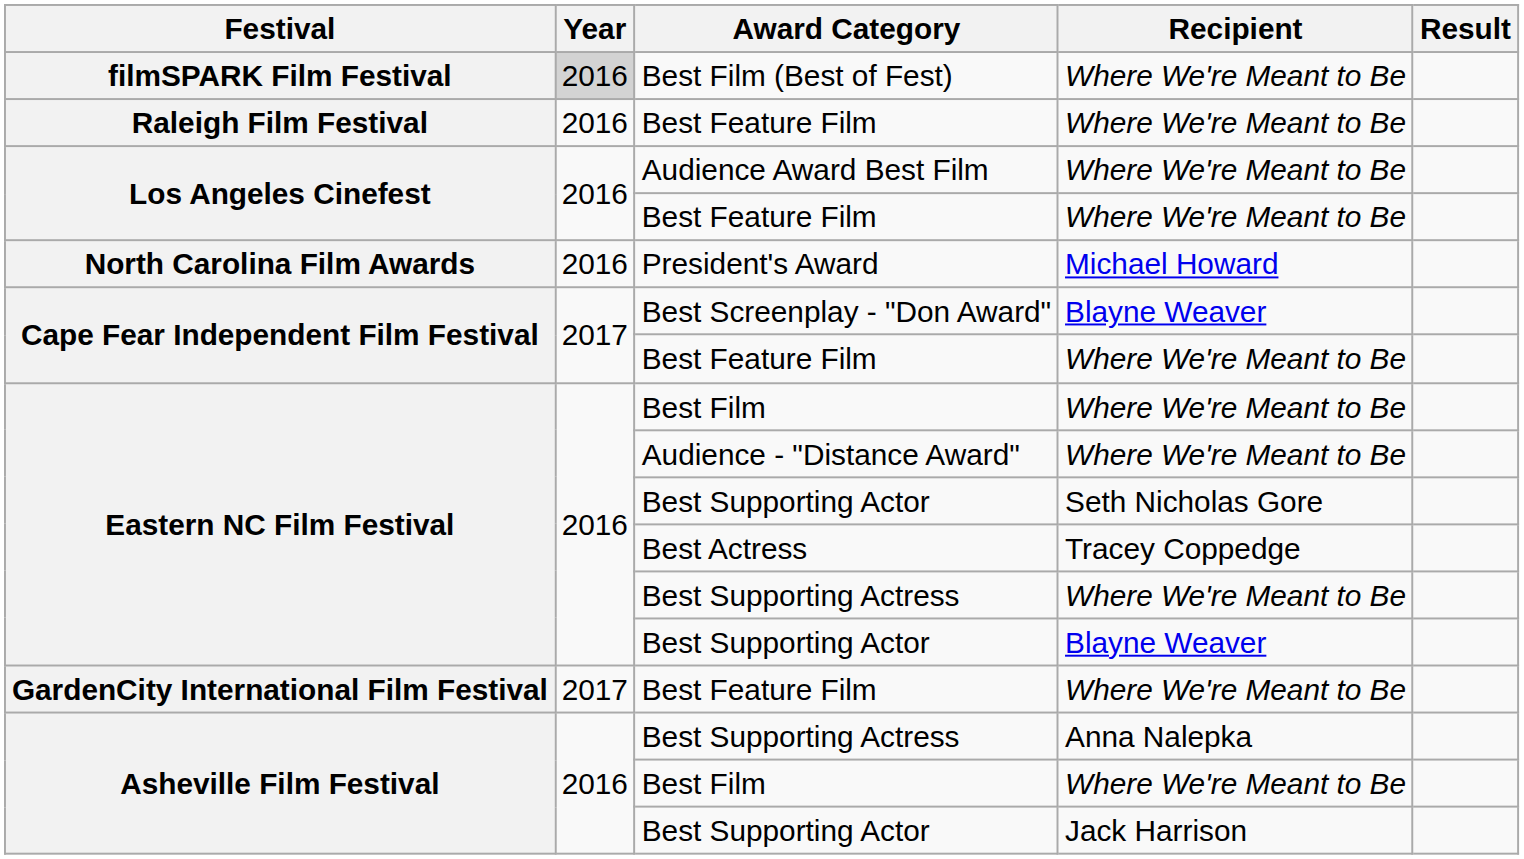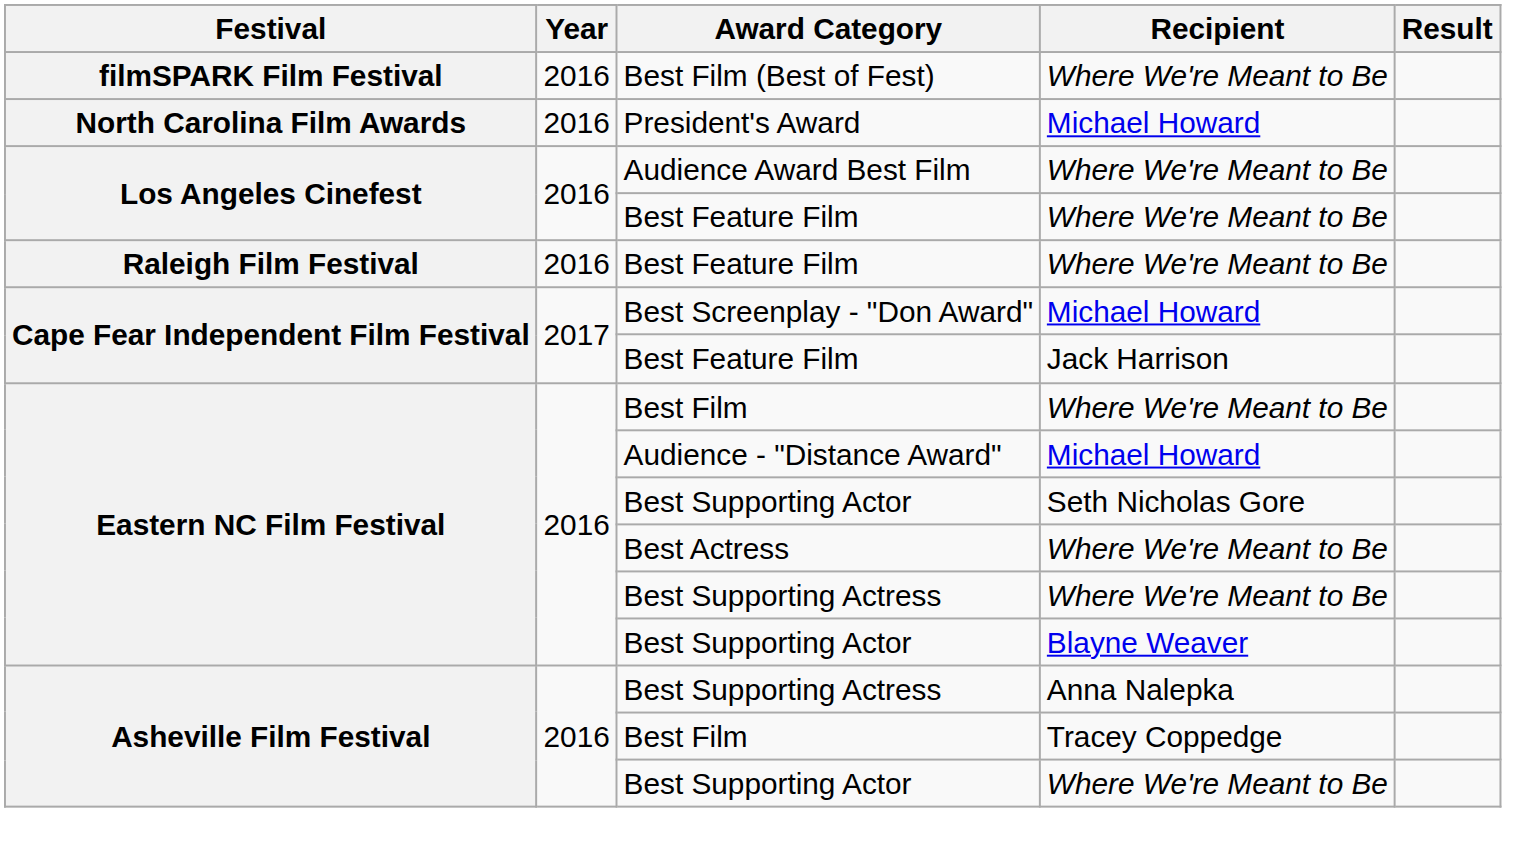(595, 76) lightgrey background -> (577, 76) no background
rows swapped: (280, 123) <-> (280, 265)
(1166, 312) Blayne Weaver -> (1154, 312) Michael Howard
(1236, 359) Where We're Meant to Be -> (1138, 359) Jack Harrison
(1236, 453) Where We're Meant to Be -> (1154, 453) Michael Howard
(1183, 548) Tracey Coppedge -> (1217, 548) Where We're Meant to Be
- row: (280, 689)
(1236, 783) Where We're Meant to Be -> (1165, 736) Tracey Coppedge
(1156, 831) Jack Harrison -> (1217, 783) Where We're Meant to Be
